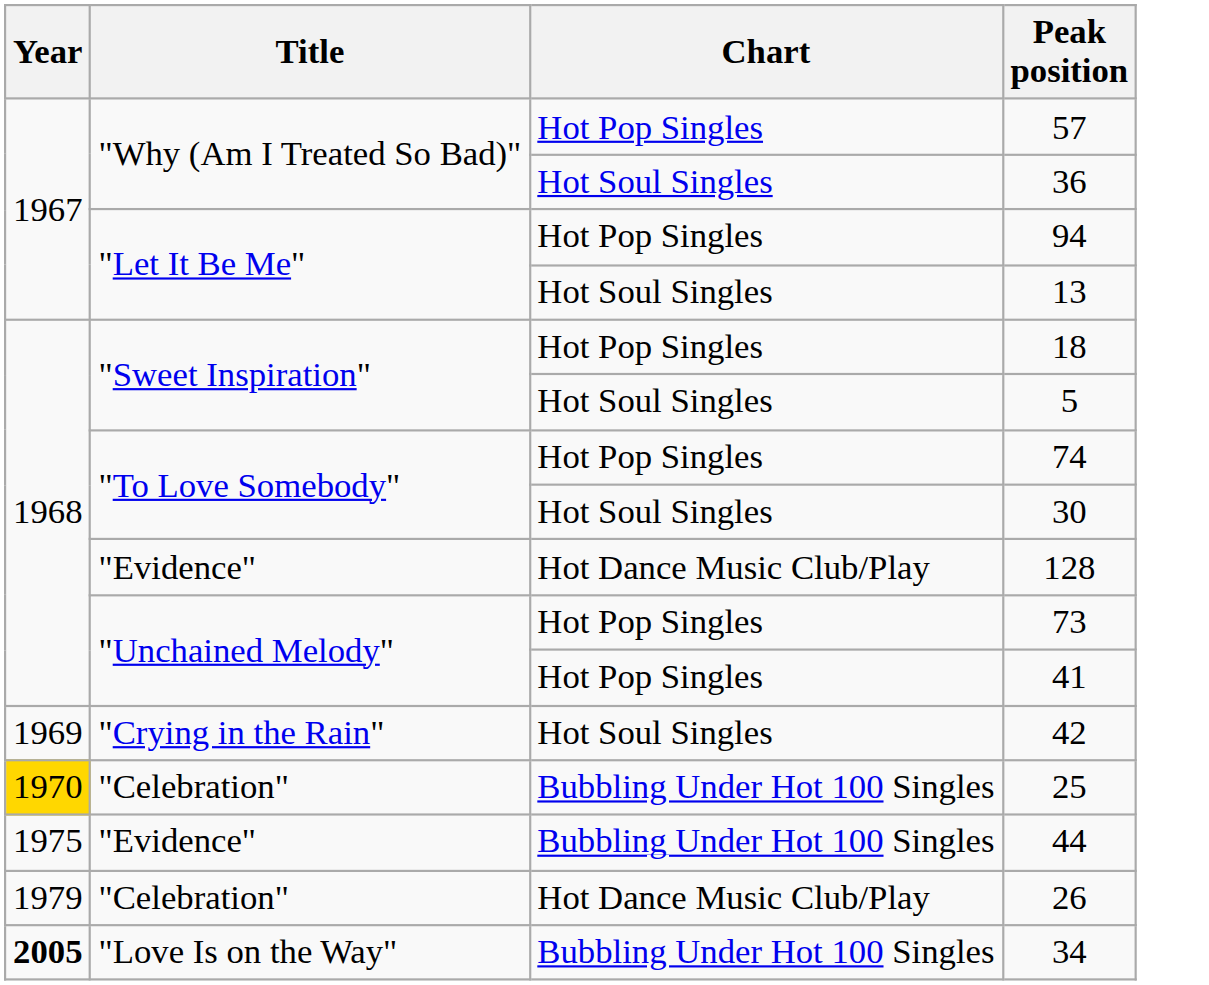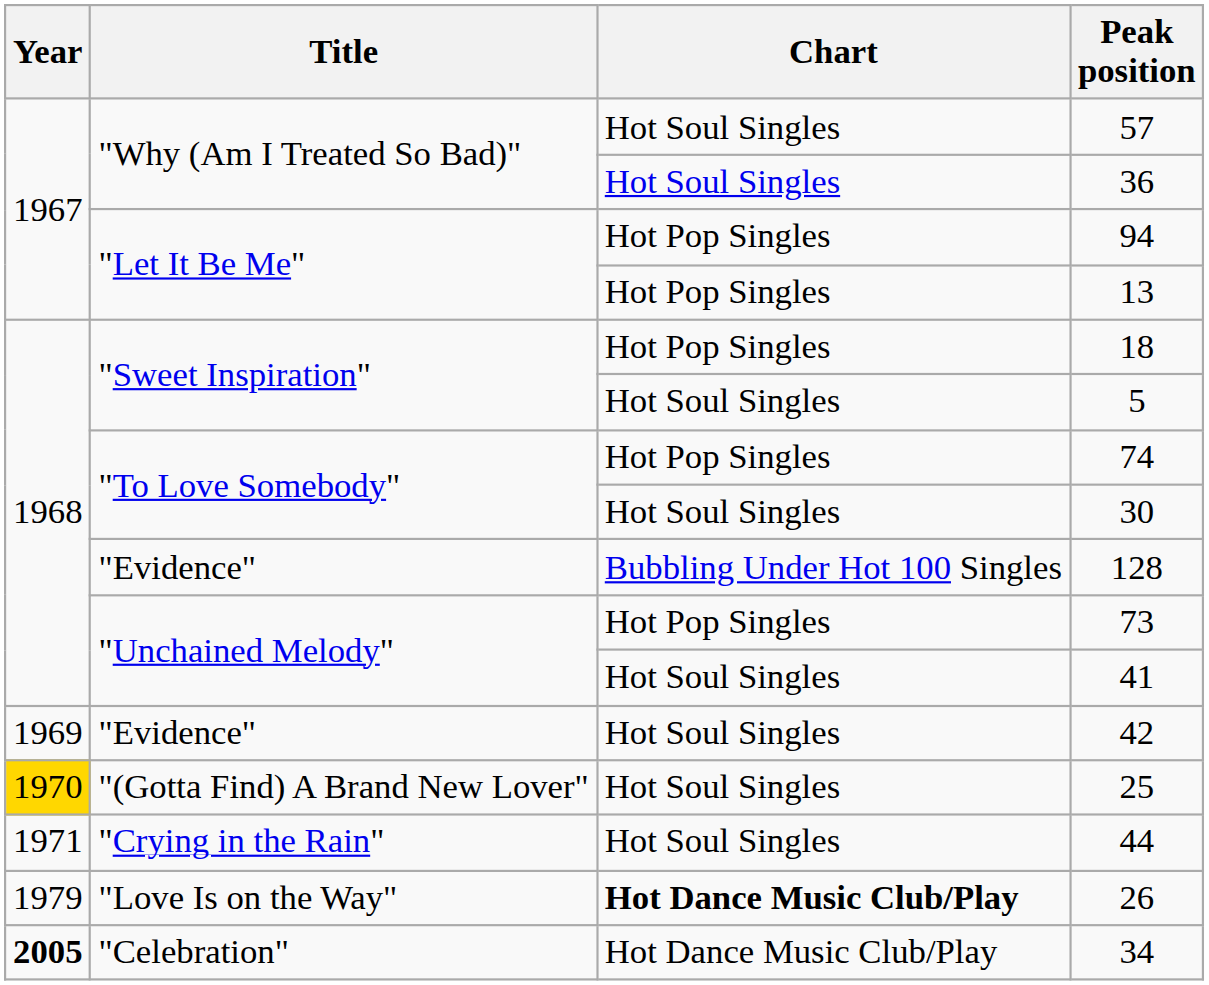(650, 126) Hot Pop Singles -> (722, 126) Hot Soul Singles
(655, 291) Hot Soul Singles -> (718, 291) Hot Pop Singles
(734, 566) Hot Dance Music Club/Play -> (833, 566) Bubbling Under Hot 100 Singles
(650, 676) Hot Pop Singles -> (722, 676) Hot Soul Singles
(241, 731) "Crying in the Rain" -> (177, 731) "Evidence"
(194, 786) "Celebration" -> (344, 786) "(Gotta Find) A Brand New Lover"
(766, 786) Bubbling Under Hot 100 Singles -> (722, 786) Hot Soul Singles
(48, 841) 1975 -> (48, 841) 1971
(177, 841) "Evidence" -> (241, 841) "Crying in the Rain"
(766, 841) Bubbling Under Hot 100 Singles -> (722, 841) Hot Soul Singles
(194, 897) "Celebration" -> (248, 897) "Love Is on the Way"
(734, 897) normal -> (812, 897) bold
(248, 952) "Love Is on the Way" -> (194, 952) "Celebration"
(766, 952) Bubbling Under Hot 100 Singles -> (801, 952) Hot Dance Music Club/Play
